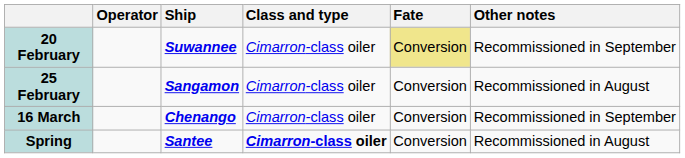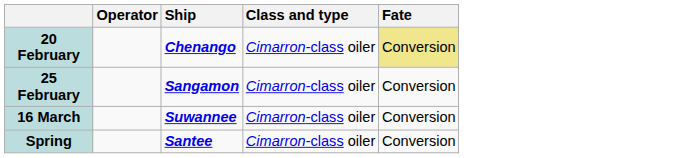- column: (515, 16)
(201, 47) Suwannee -> (200, 47) Chenango
(200, 118) Chenango -> (201, 118) Suwannee
(316, 141) bold -> (311, 141) normal
